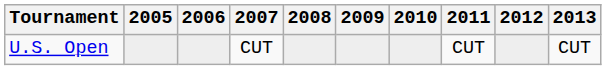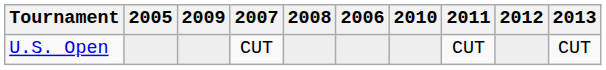columns swapped: (203, 20) <-> (363, 20)
